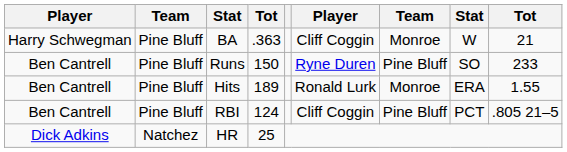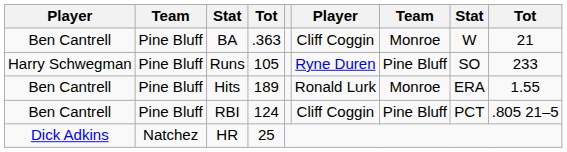(70, 40) Harry Schwegman -> (70, 40) Ben Cantrell
(70, 64) Ben Cantrell -> (70, 64) Harry Schwegman
(266, 64) 150 -> (266, 64) 105
